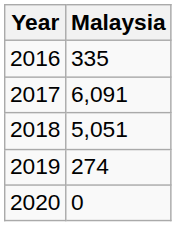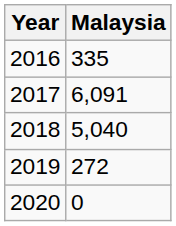(99, 130) 5,051 -> (99, 130) 5,040
(90, 166) 274 -> (90, 166) 272
